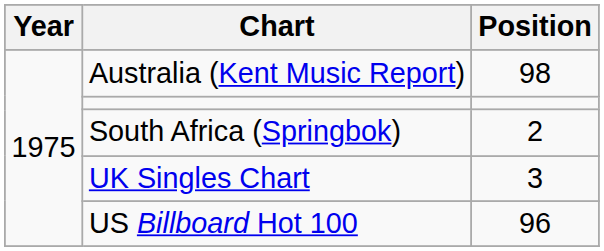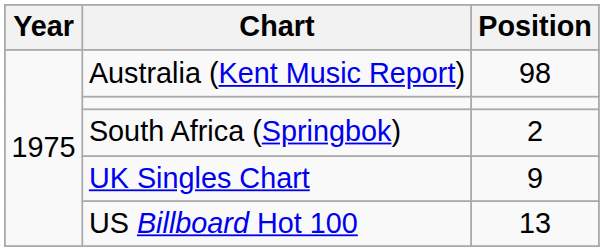(535, 177) 3 -> (535, 177) 9
(535, 223) 96 -> (535, 223) 13
